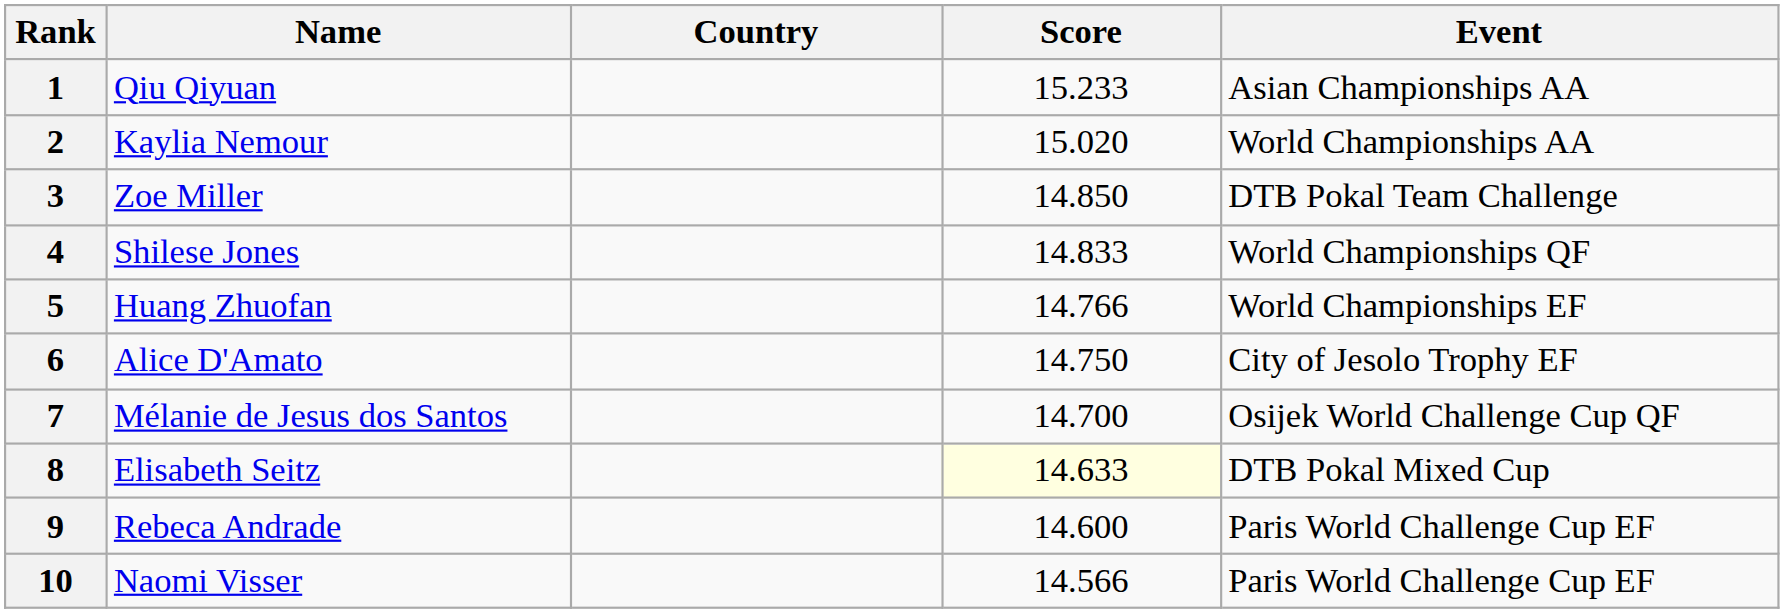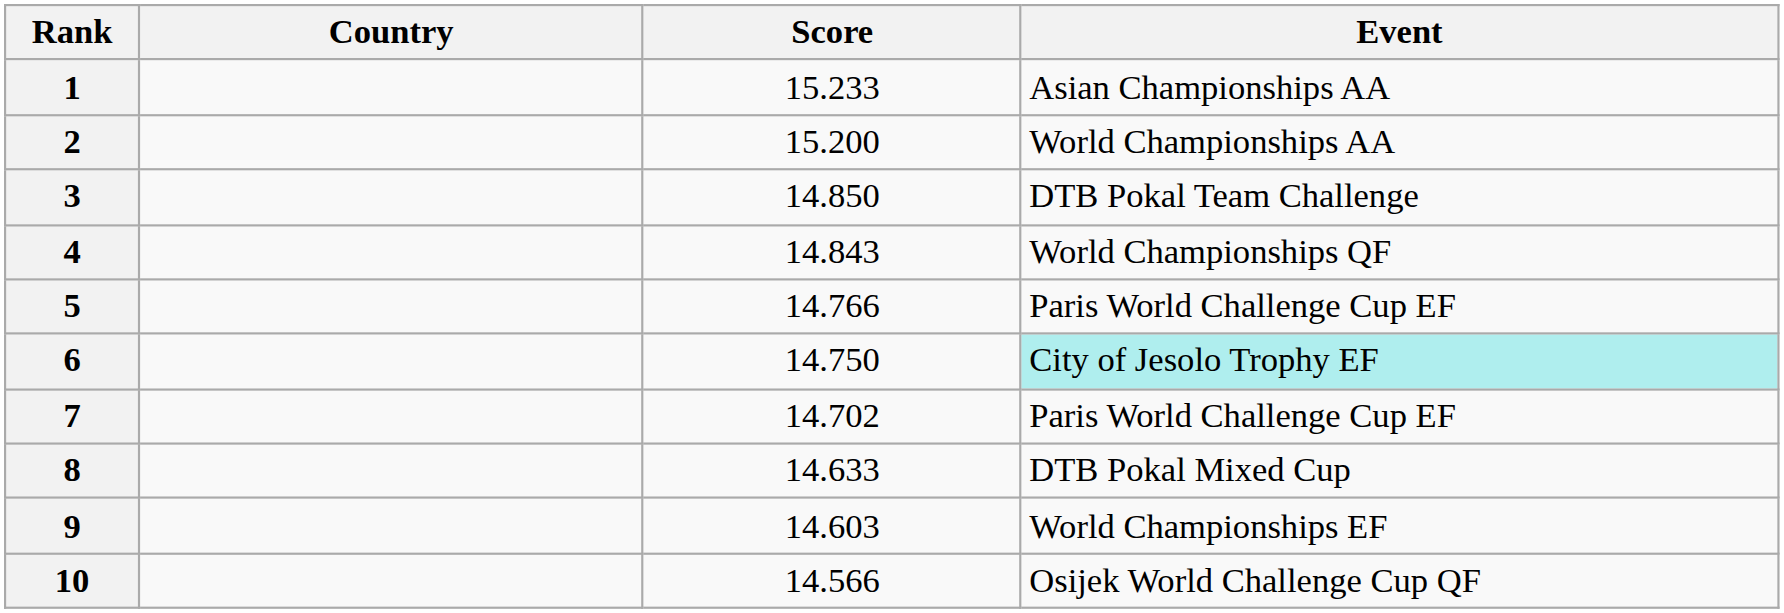- column: (338, 31)
(1081, 141) 15.020 -> (832, 141) 15.200
(1081, 251) 14.833 -> (832, 251) 14.843
(1407, 305) World Championships EF -> (1243, 305) Paris World Challenge Cup EF
(1403, 360) no background -> (1204, 360) paleturquoise background
(1081, 415) 14.700 -> (832, 415) 14.702
(1454, 415) Osijek World Challenge Cup QF -> (1243, 415) Paris World Challenge Cup EF
(1081, 470) lightyellow background -> (832, 470) no background
(1081, 525) 14.600 -> (832, 525) 14.603
(1442, 525) Paris World Challenge Cup EF -> (1208, 525) World Championships EF
(1442, 580) Paris World Challenge Cup EF -> (1255, 580) Osijek World Challenge Cup QF
